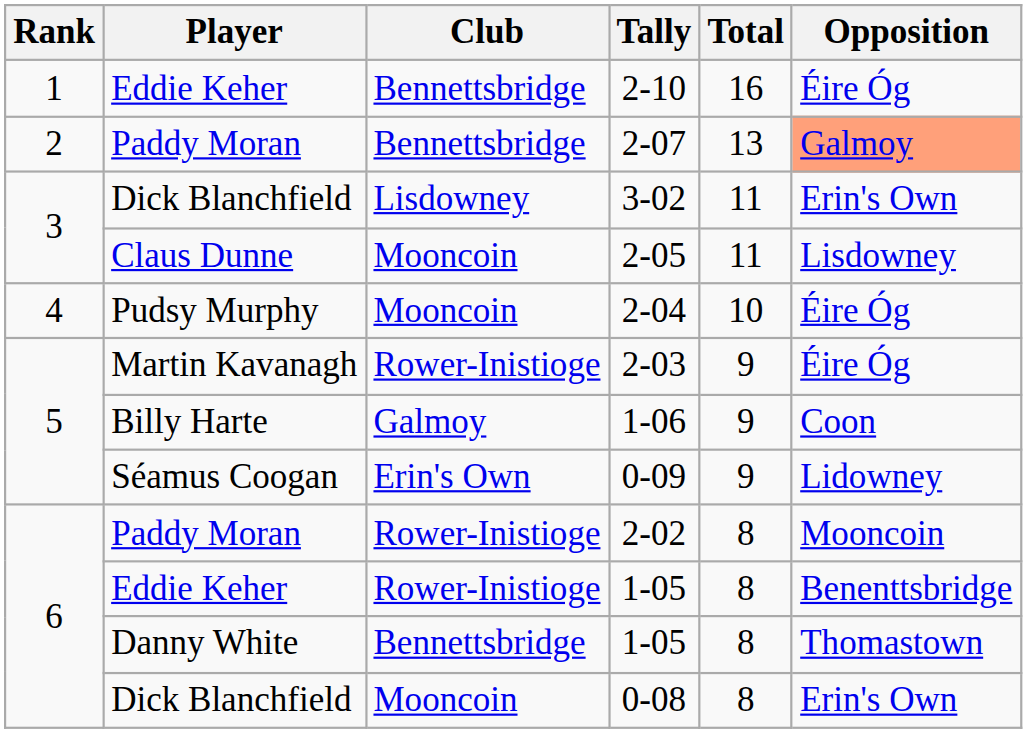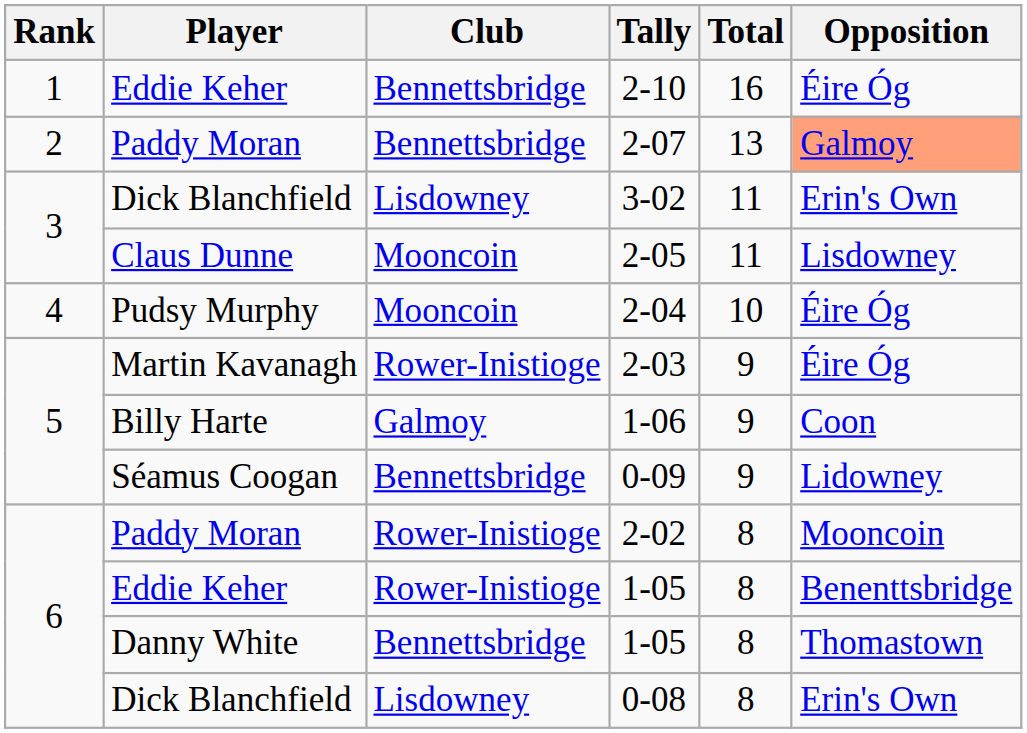(452, 476) Erin's Own -> (480, 476) Bennettsbridge
(445, 699) Mooncoin -> (451, 699) Lisdowney
